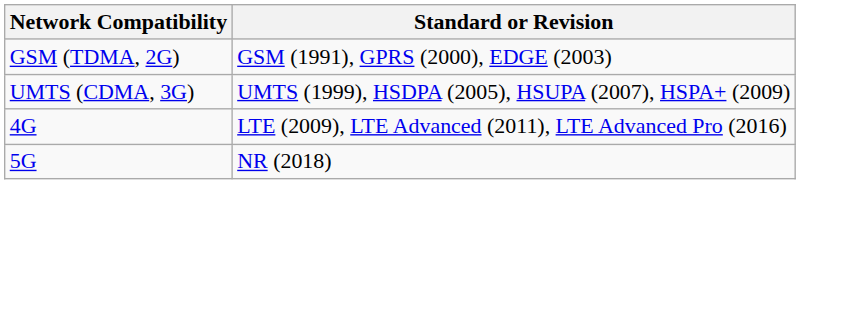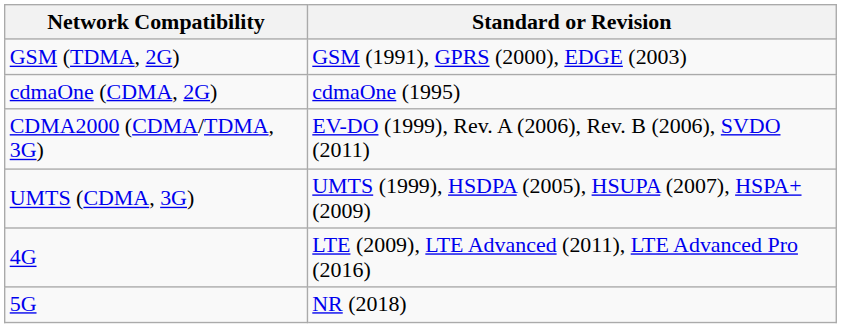+ row: (114, 91)
+ row: (142, 138)
